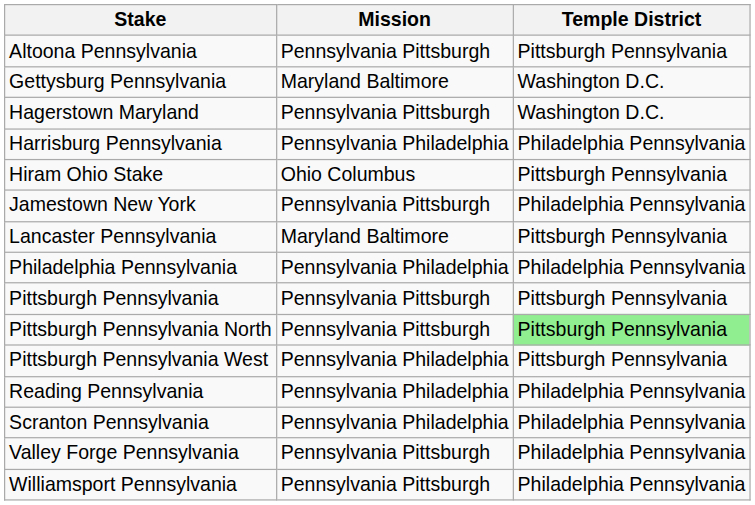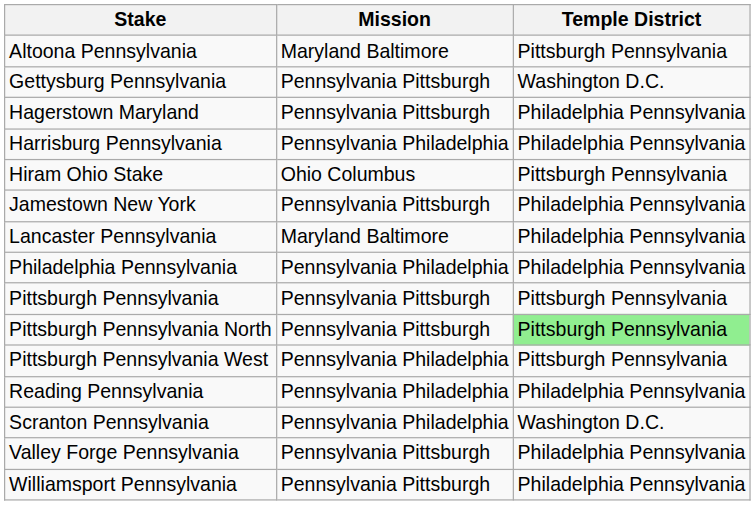(385, 50) Pennsylvania Pittsburgh -> (365, 50) Maryland Baltimore
(365, 81) Maryland Baltimore -> (385, 81) Pennsylvania Pittsburgh
(591, 112) Washington D.C. -> (632, 112) Philadelphia Pennsylvania
(622, 236) Pittsburgh Pennsylvania -> (632, 236) Philadelphia Pennsylvania
(632, 422) Philadelphia Pennsylvania -> (591, 422) Washington D.C.
